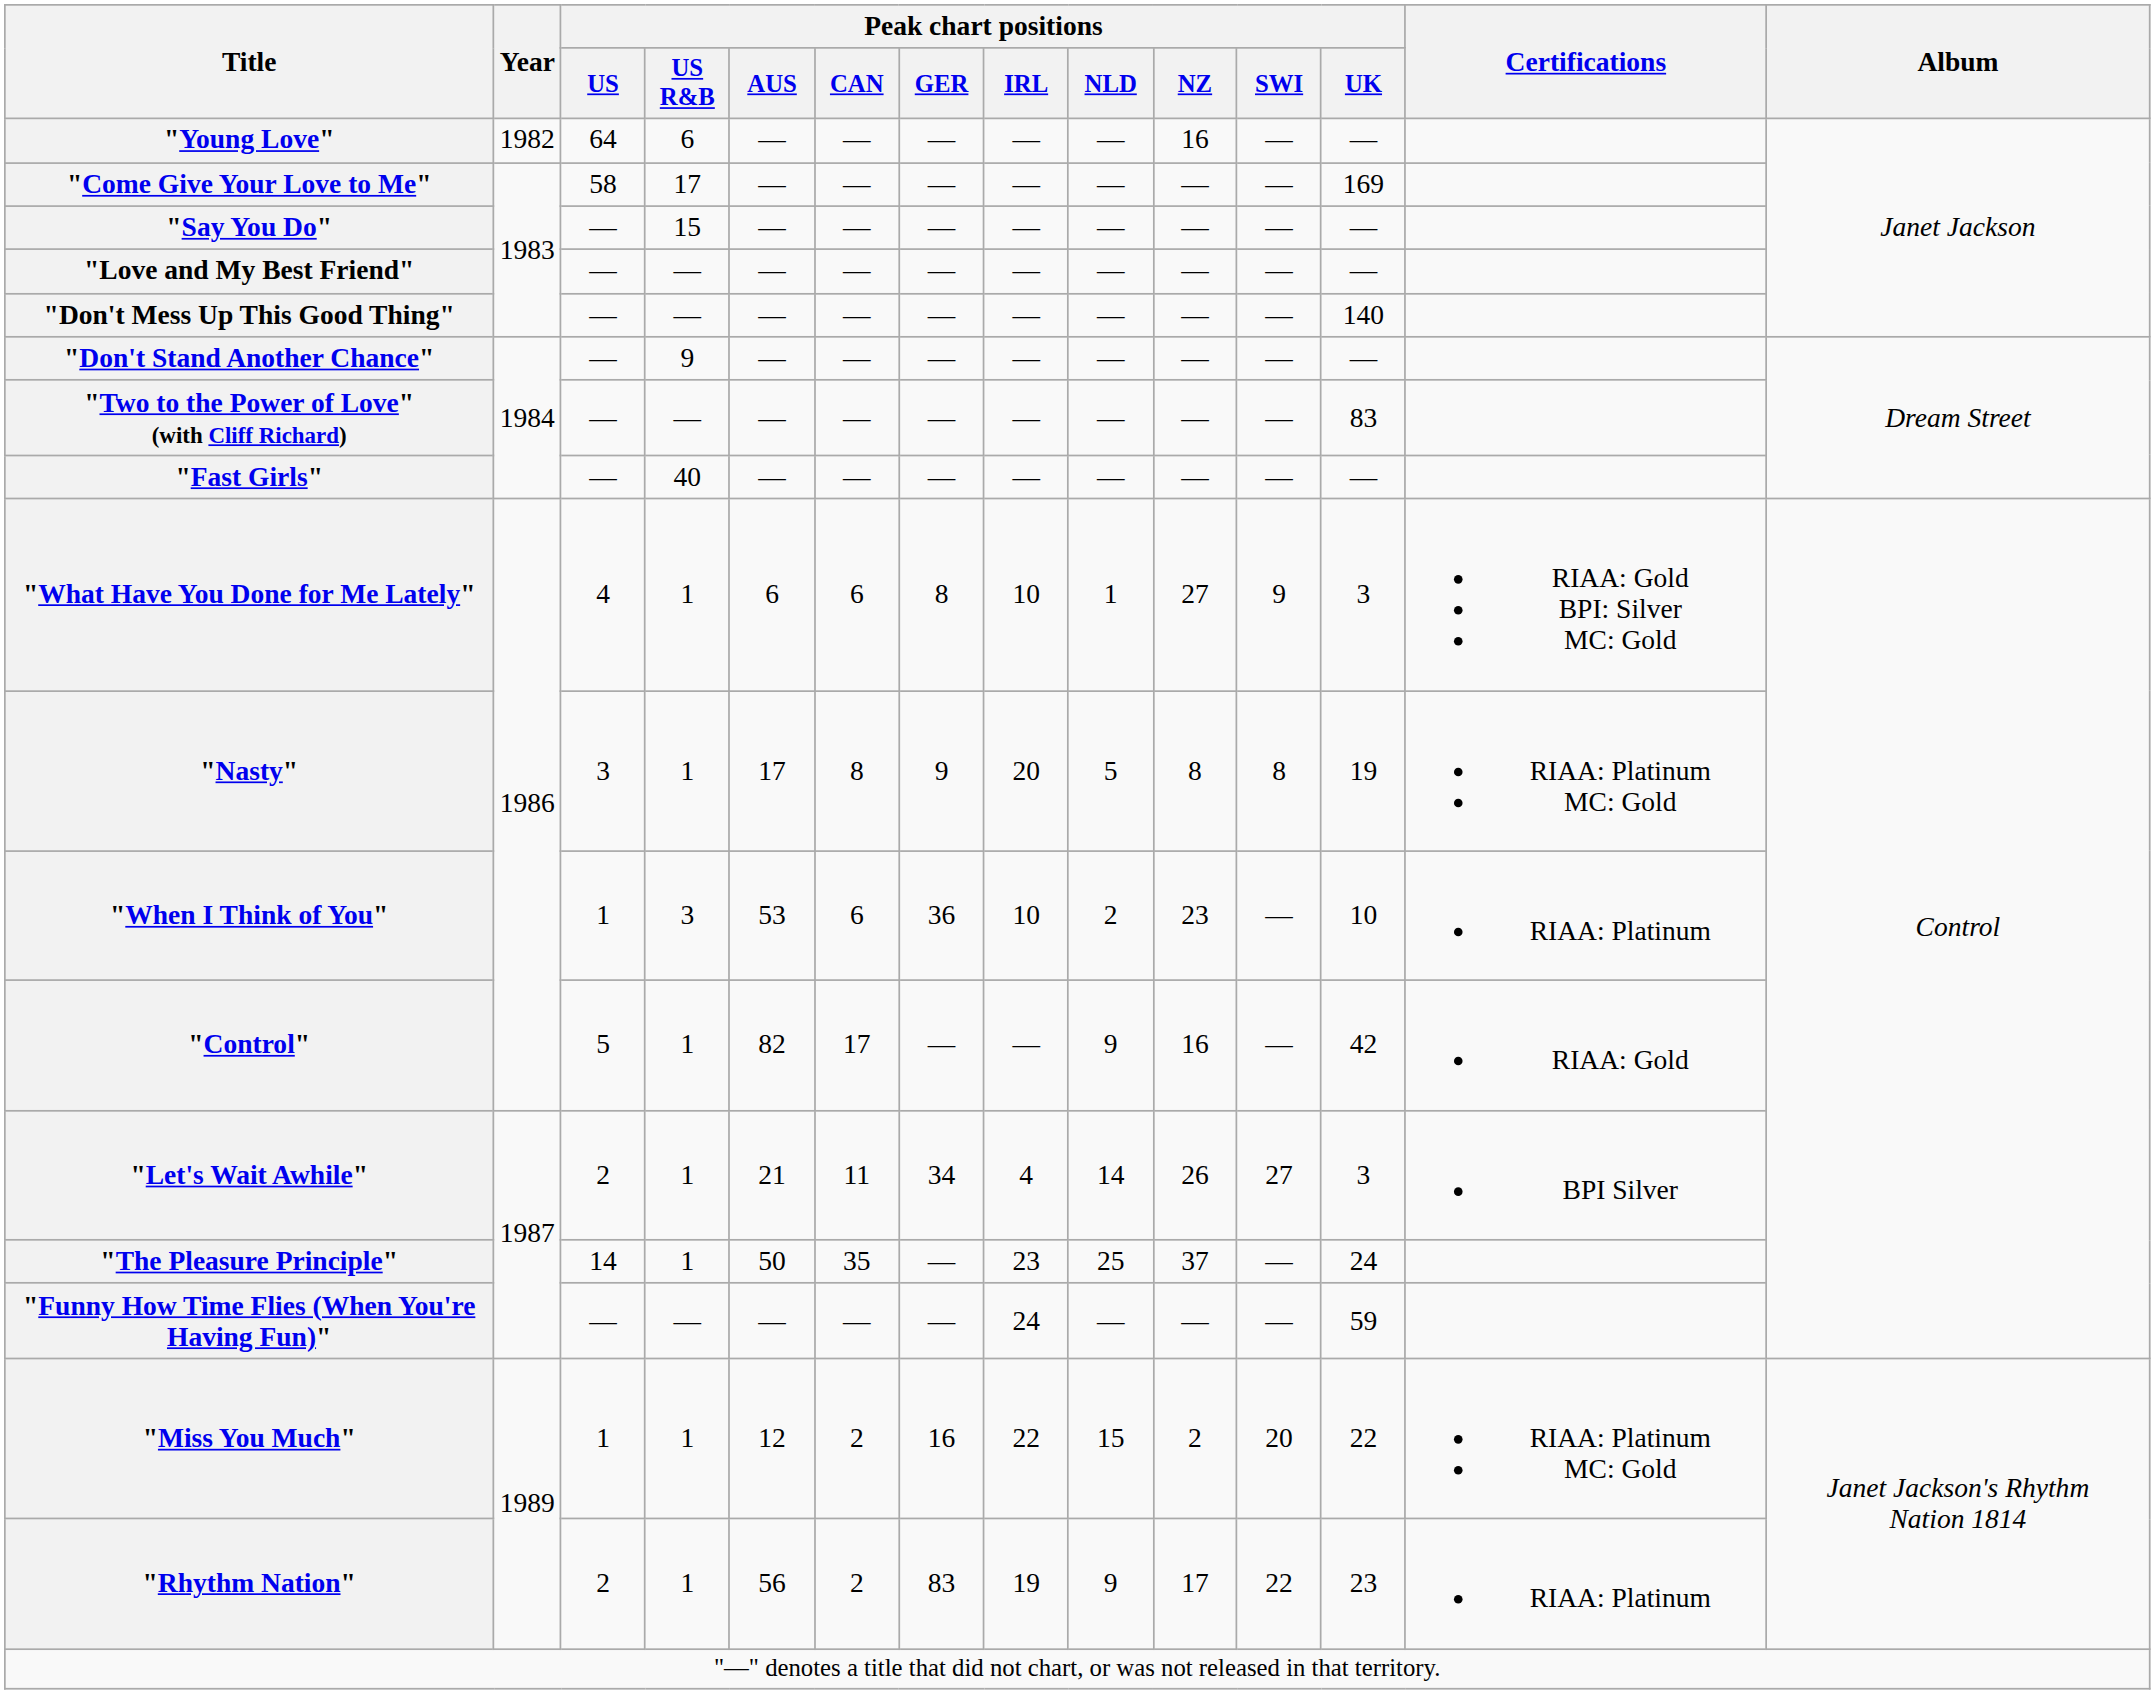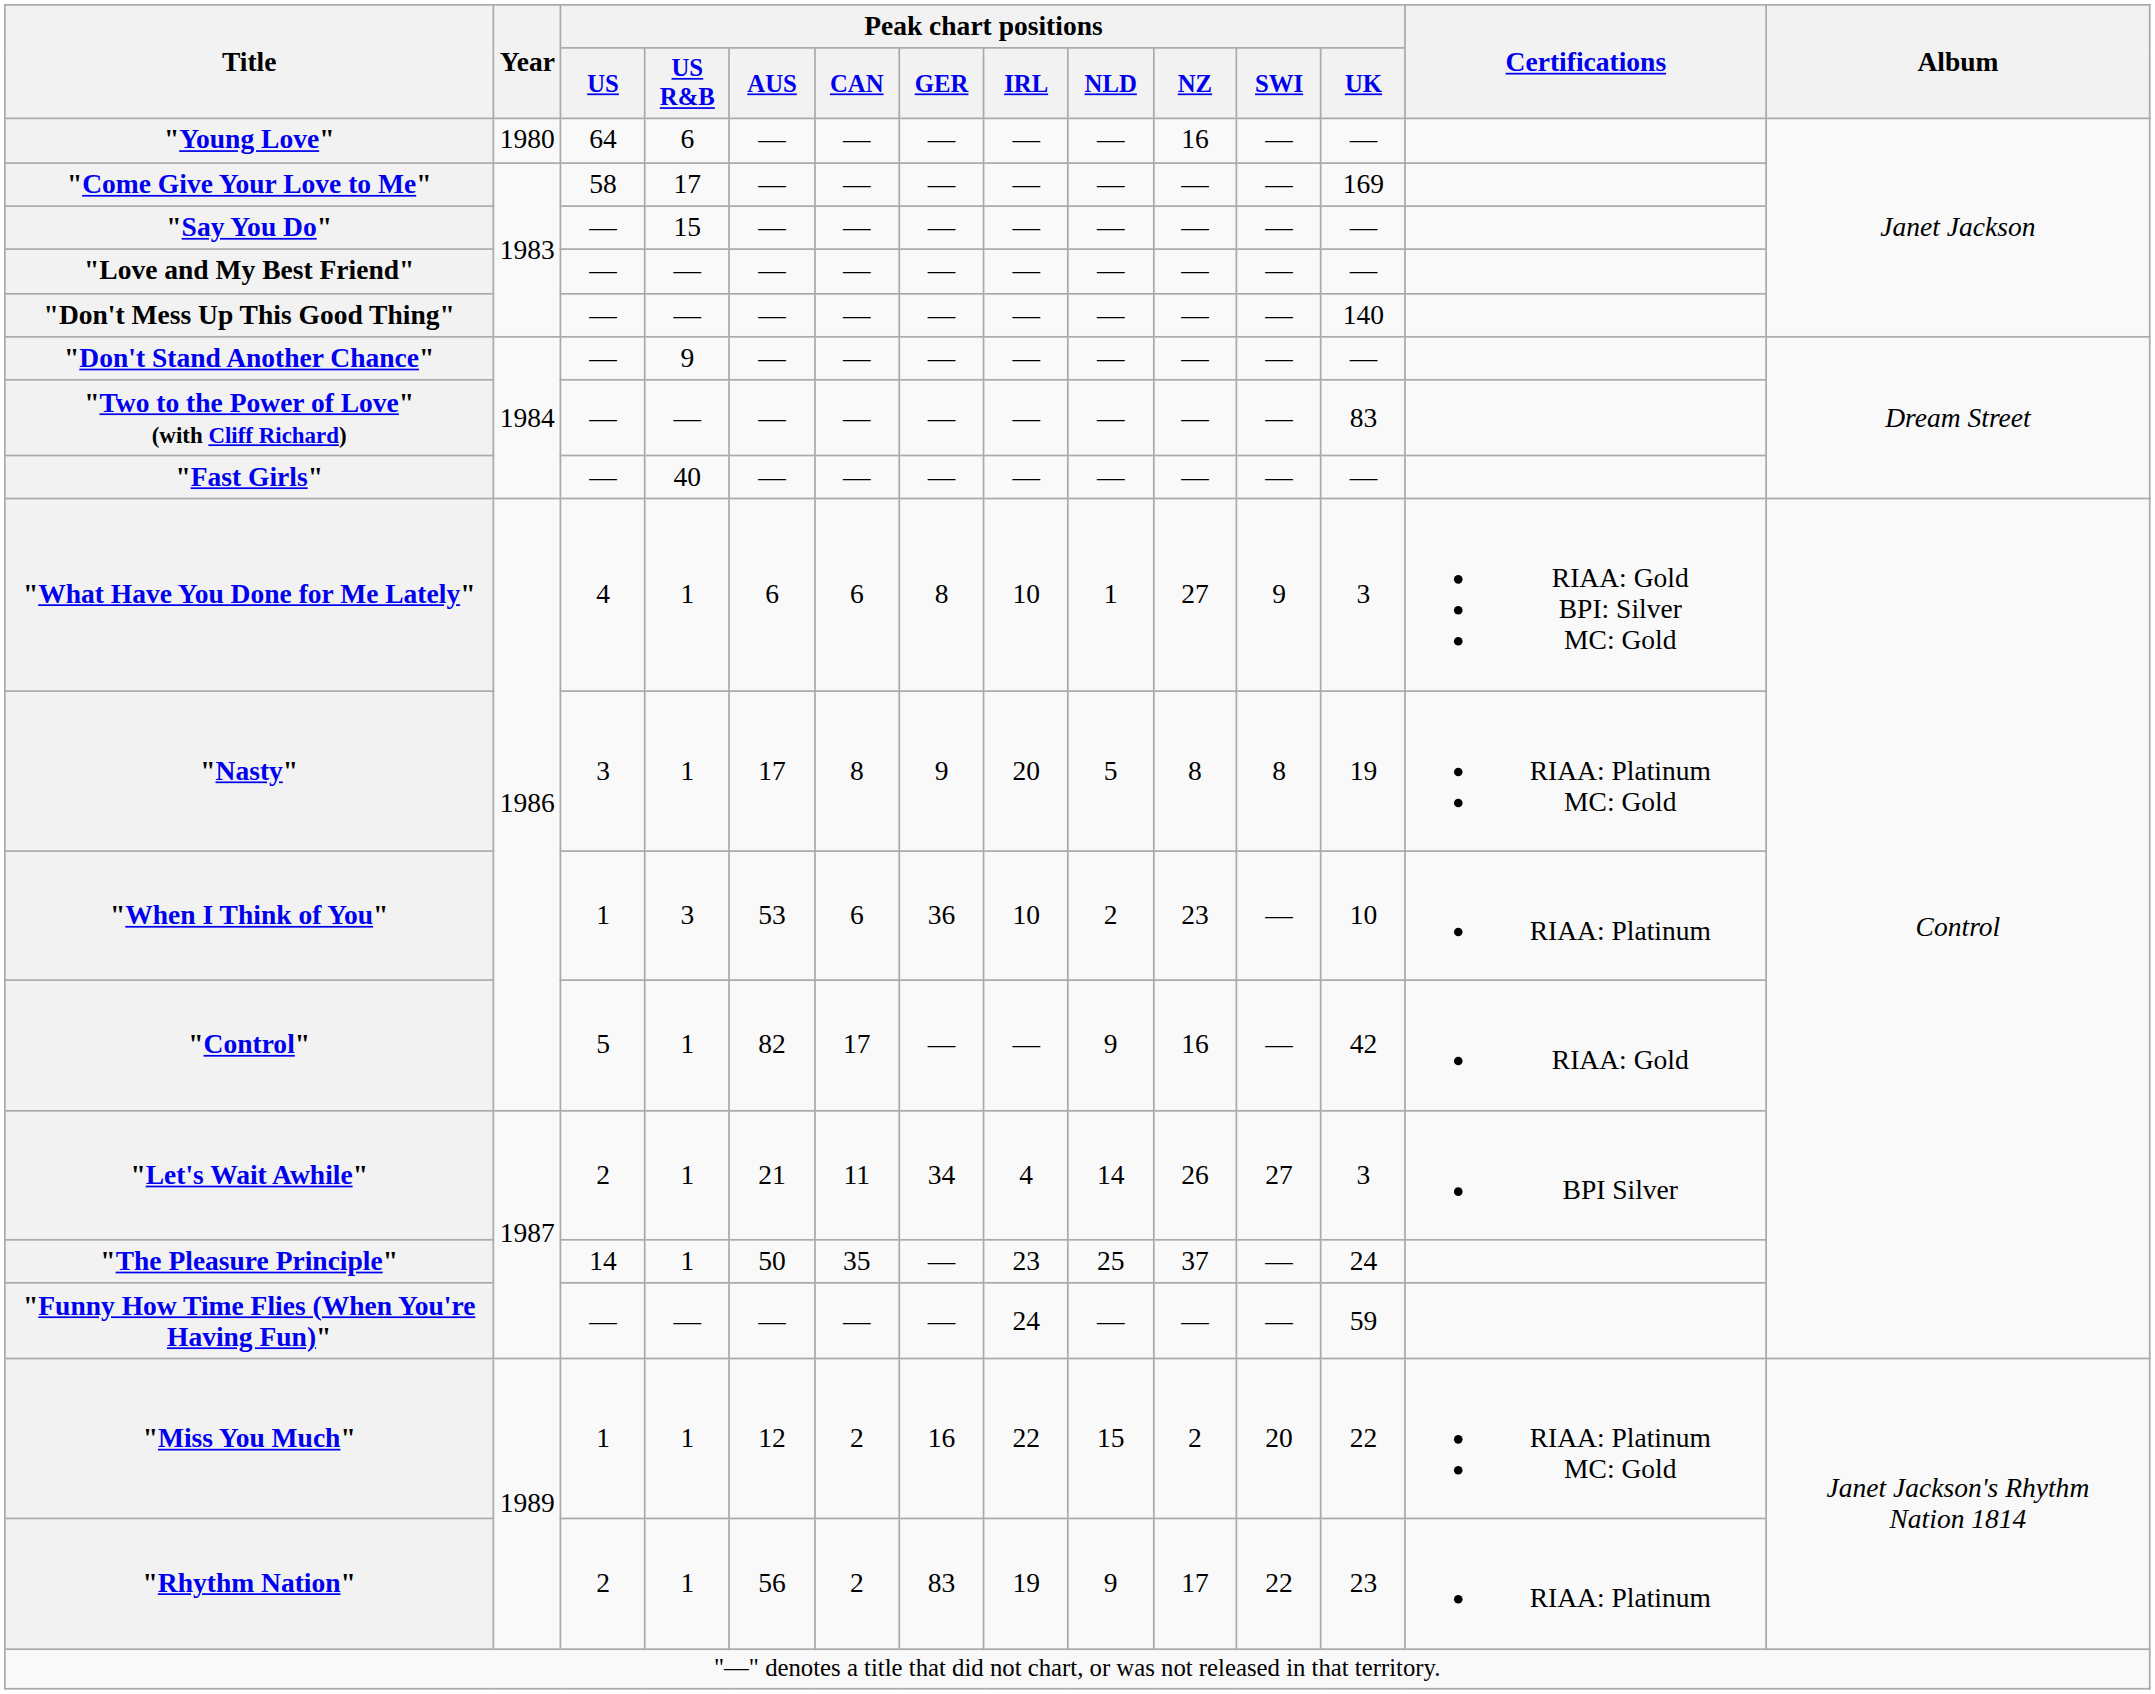(527, 140) 1982 -> (527, 140) 1980
